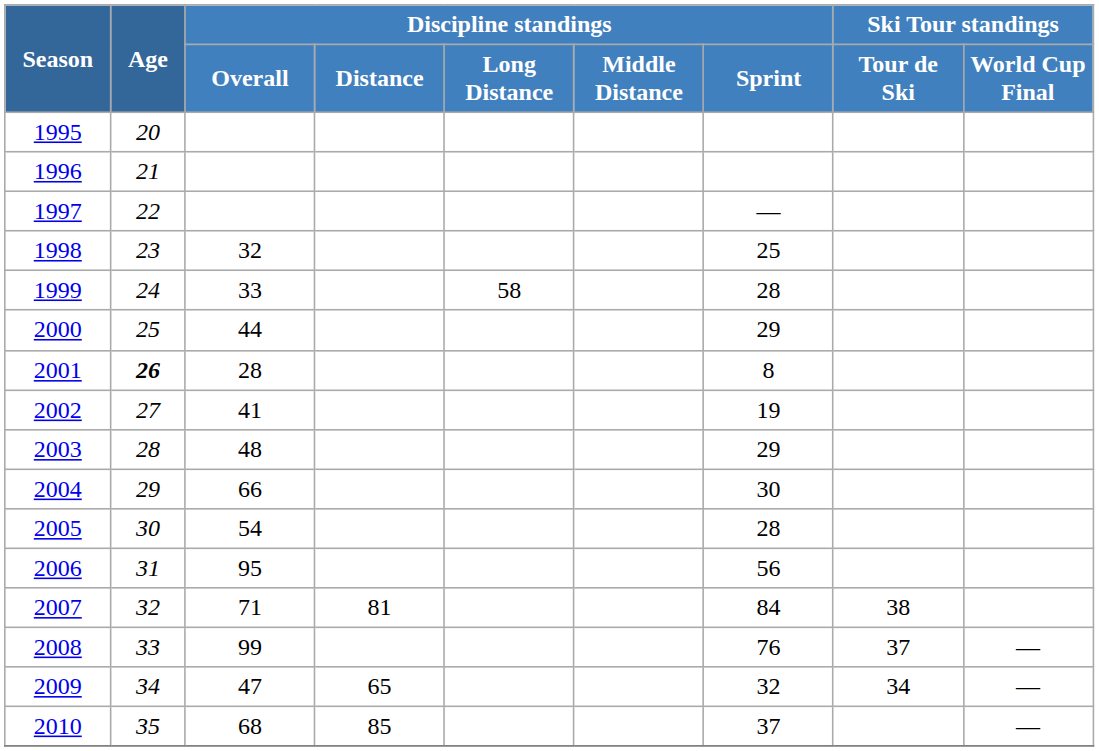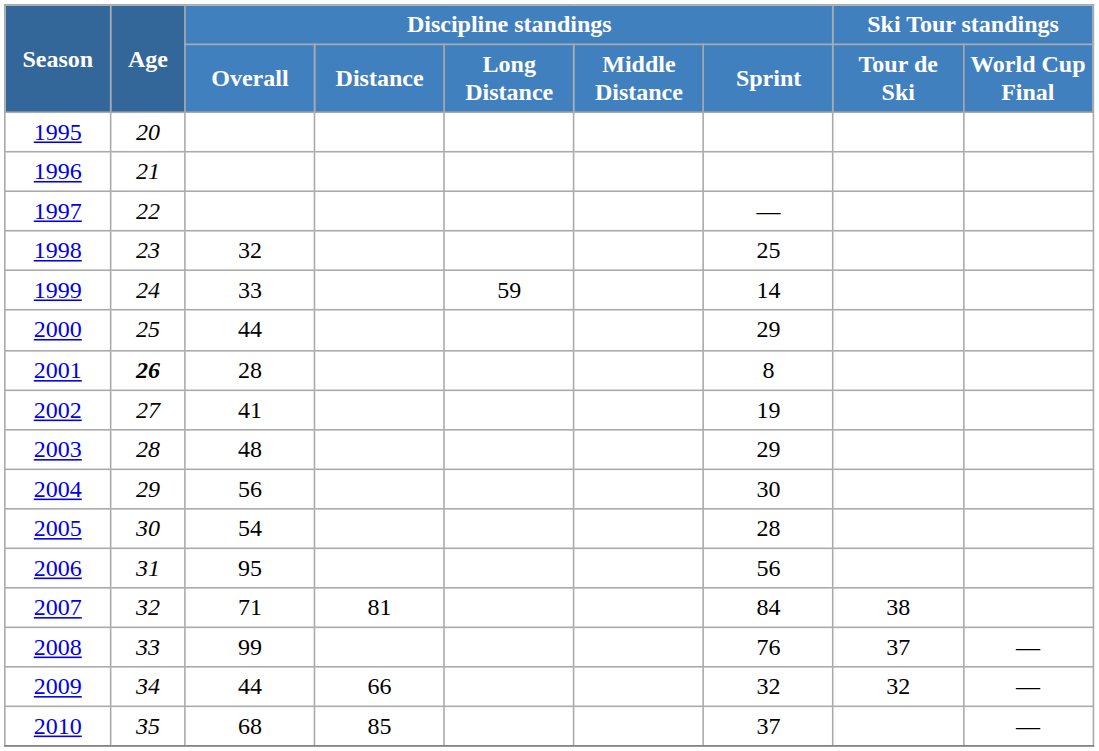(509, 290) 58 -> (509, 290) 59
(769, 290) 28 -> (769, 290) 14
(250, 488) 66 -> (250, 488) 56
(250, 686) 47 -> (250, 686) 44
(380, 686) 65 -> (380, 686) 66
(898, 686) 34 -> (898, 686) 32
